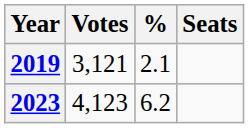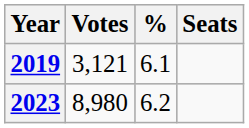(155, 63) 2.1 -> (155, 63) 6.1
(100, 102) 4,123 -> (100, 102) 8,980
